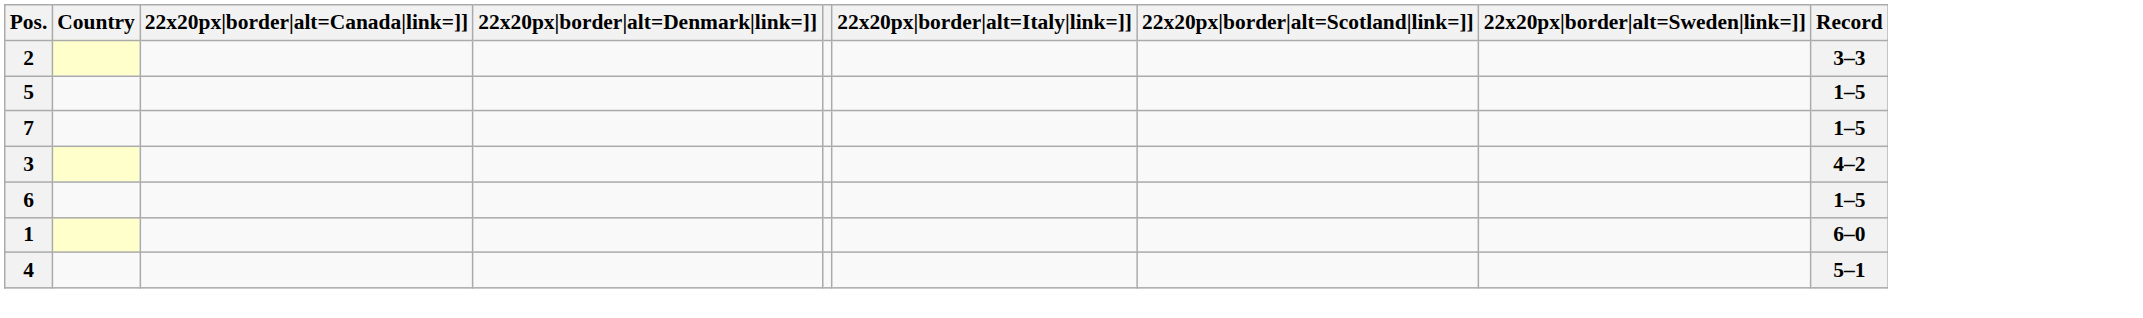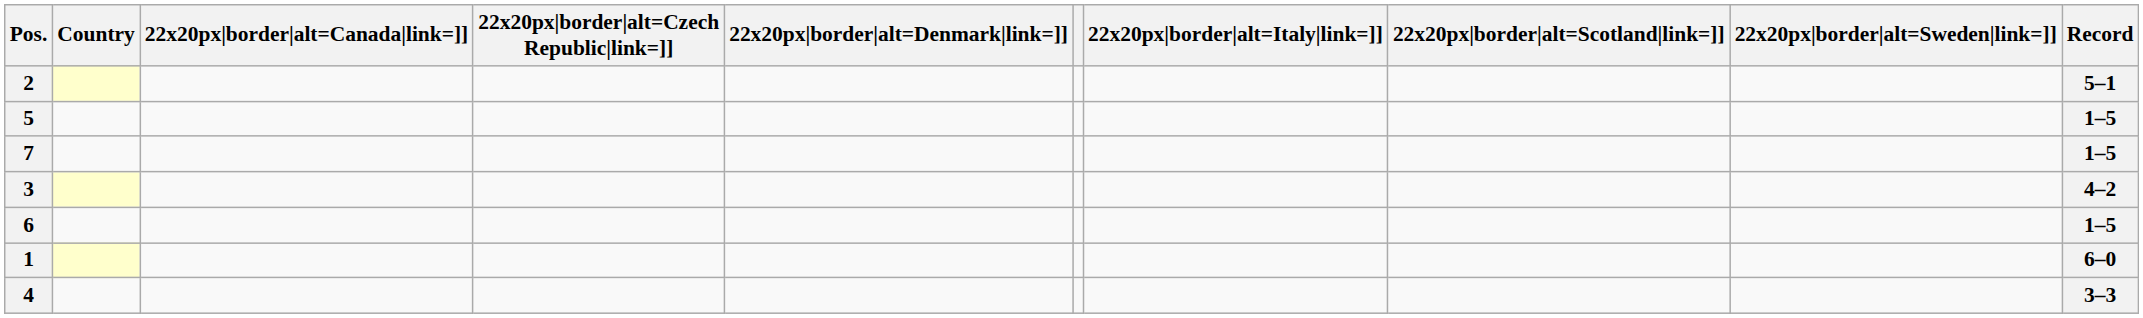+ column: (599, 35)
(1849, 57) 3–3 -> (2100, 83) 5–1
(1849, 270) 5–1 -> (2100, 295) 3–3
